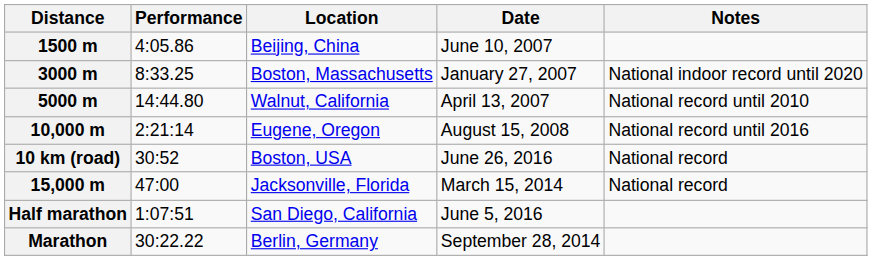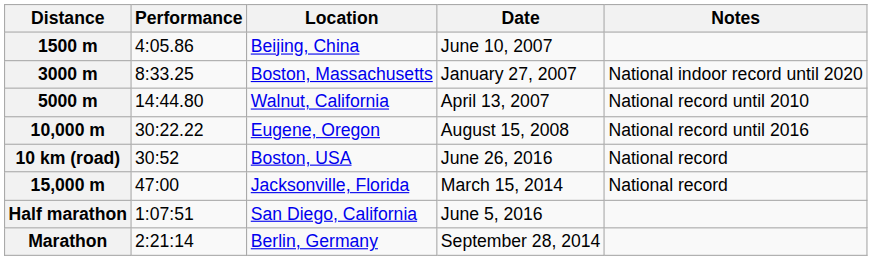(164, 130) 2:21:14 -> (169, 130) 30:22.22
(169, 241) 30:22.22 -> (164, 241) 2:21:14
